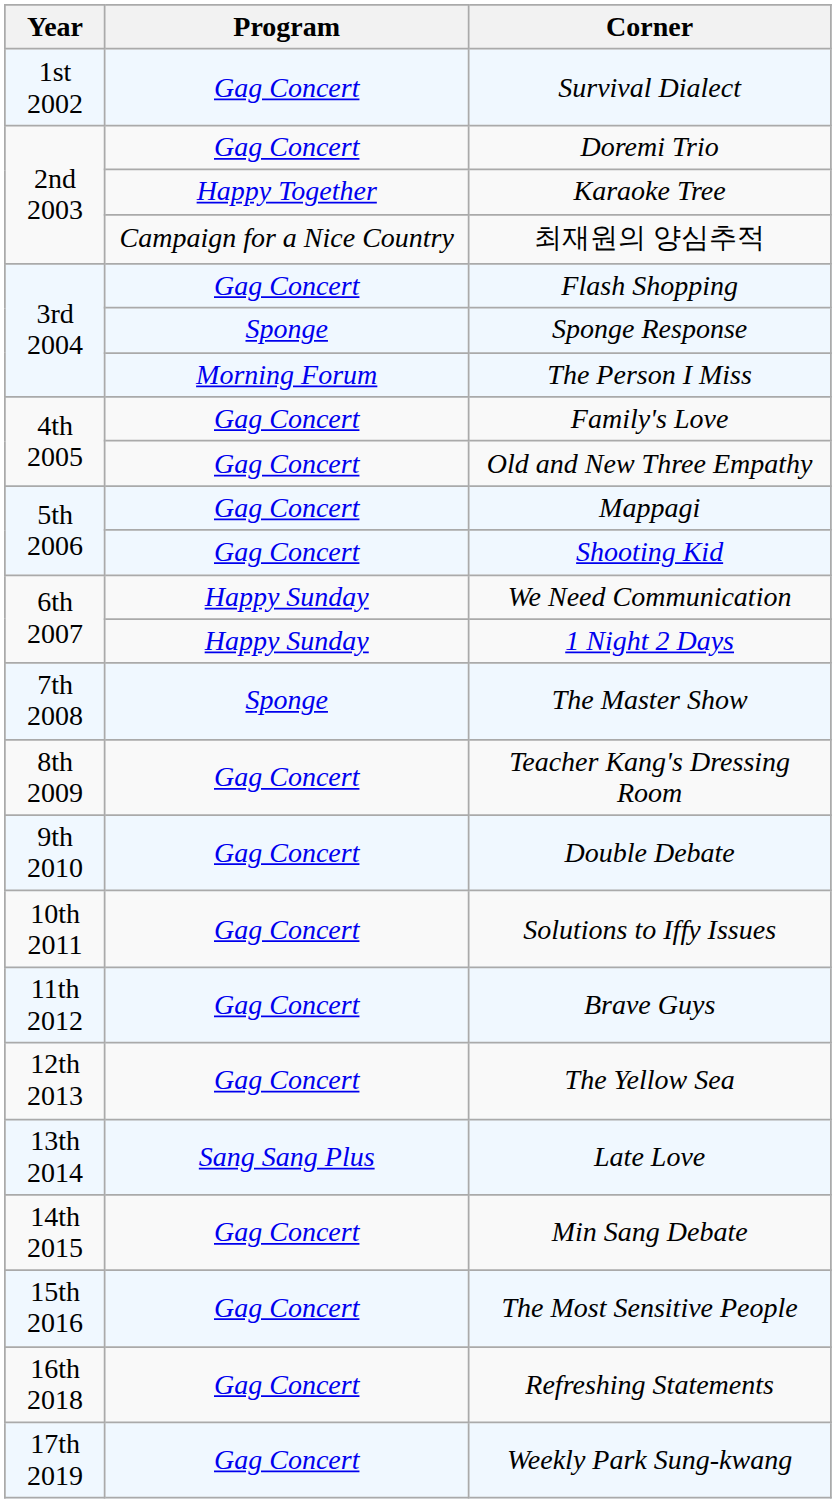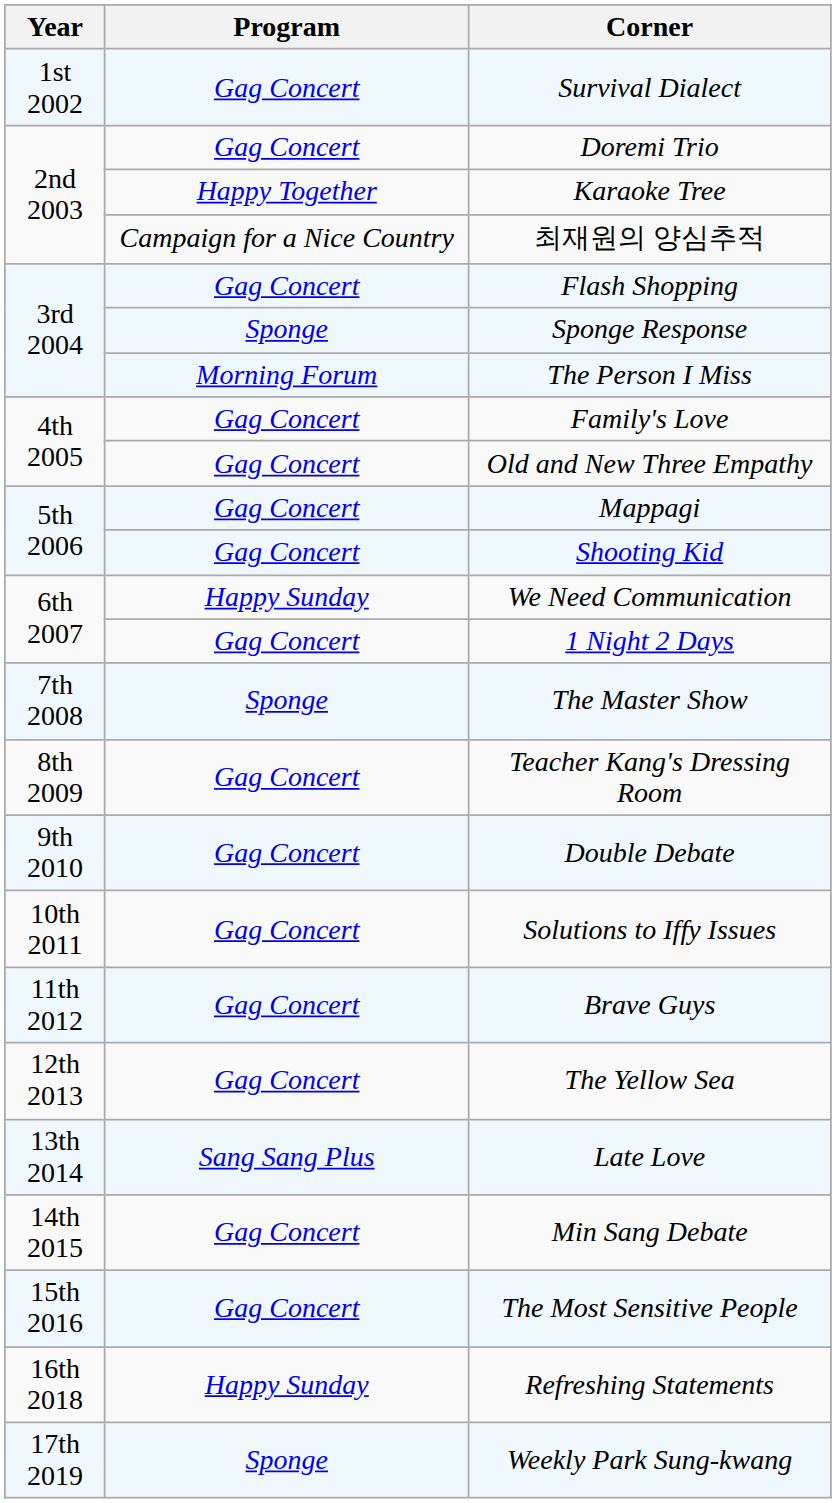(287, 640) Happy Sunday -> (287, 640) Gag Concert
(287, 1384) Gag Concert -> (287, 1384) Happy Sunday
(287, 1459) Gag Concert -> (287, 1459) Sponge
